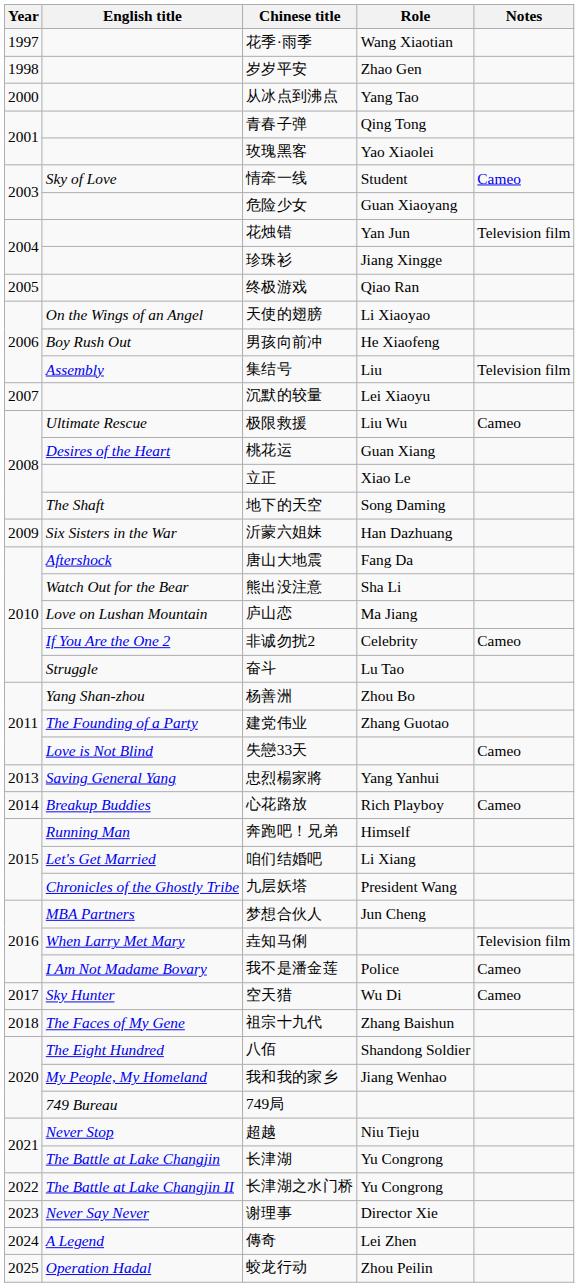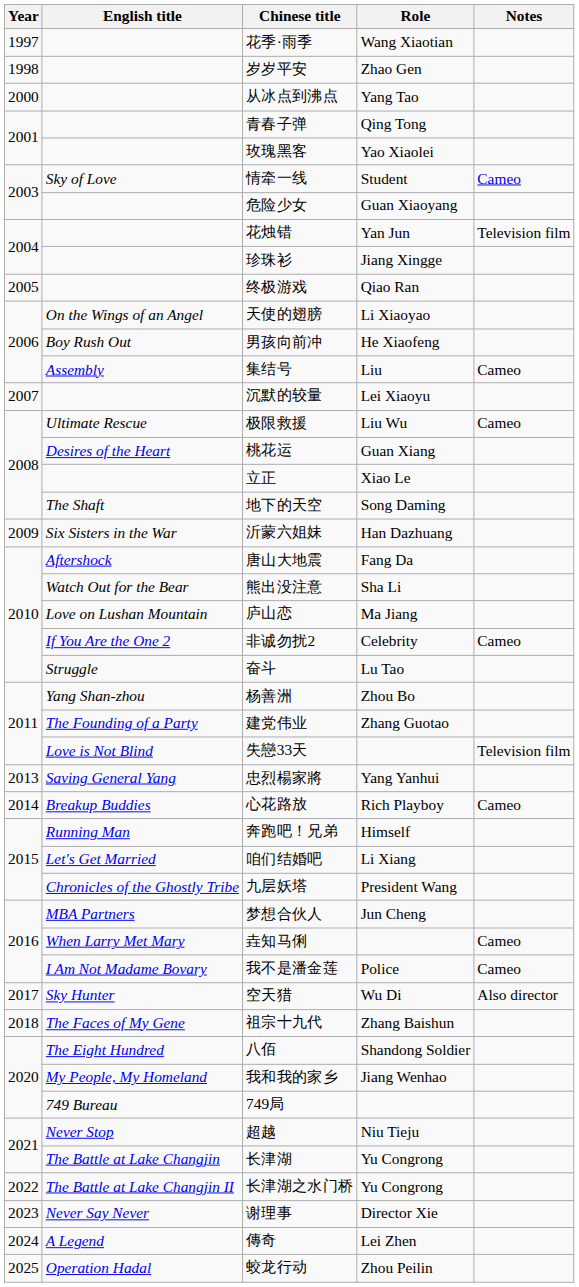(524, 369) Television film -> (499, 369) Cameo
(499, 750) Cameo -> (524, 750) Television film
(524, 941) Television film -> (499, 941) Cameo
(499, 995) Cameo -> (518, 995) Also director
